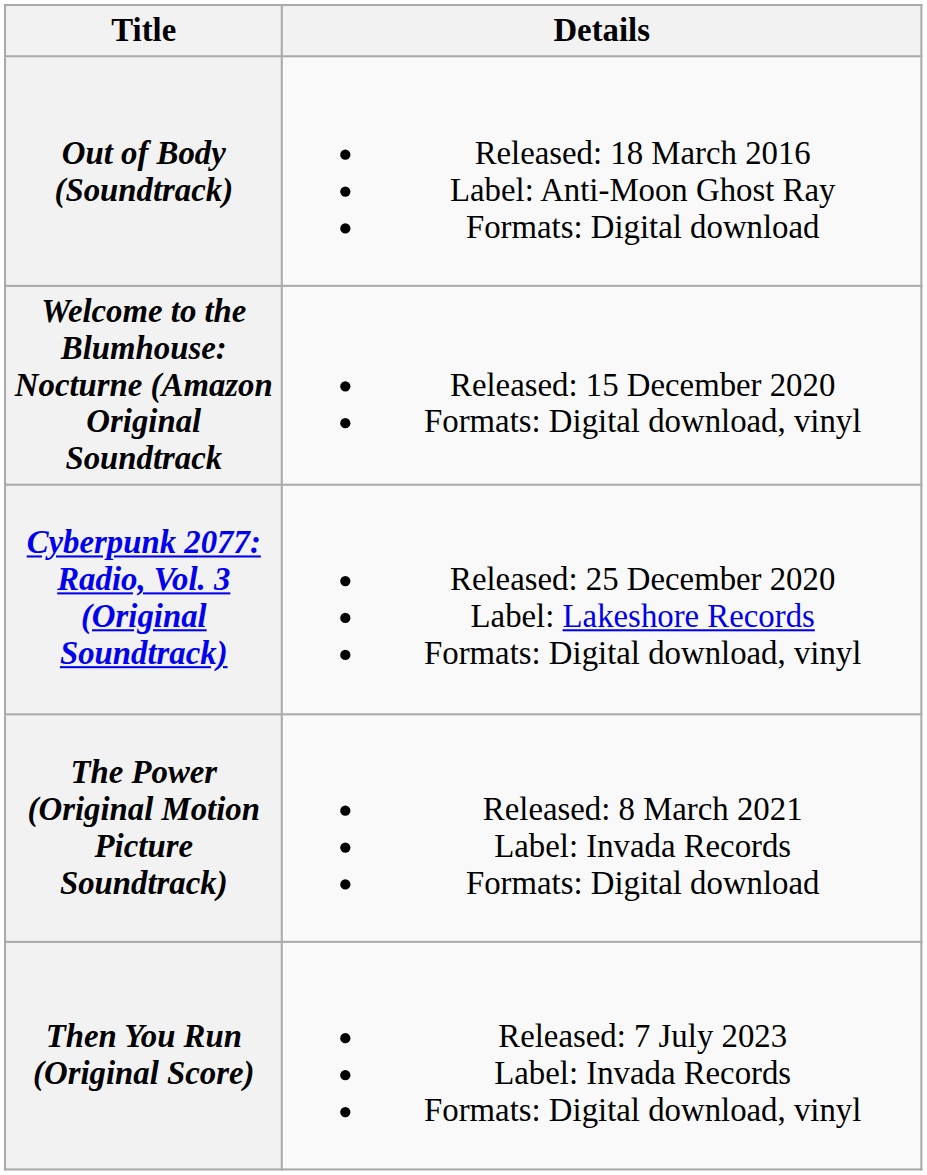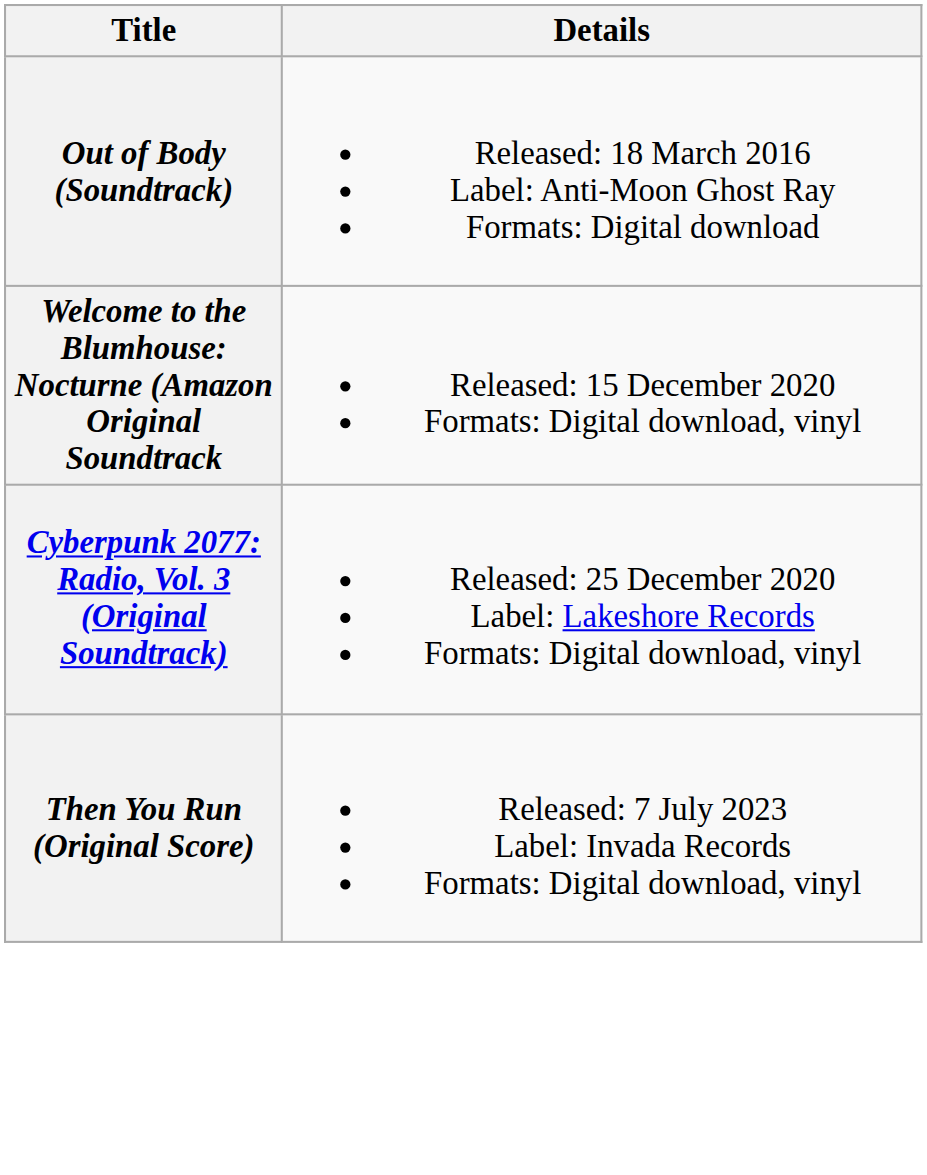- row: (144, 826)
